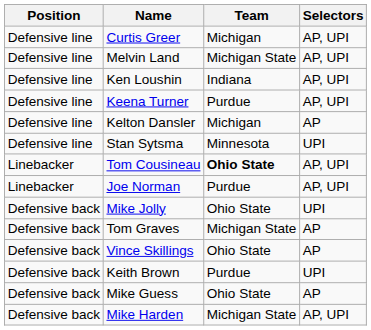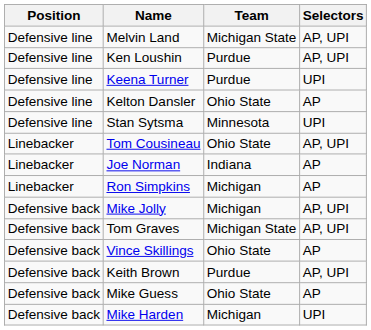- row: (143, 37)
(229, 80) Indiana -> (229, 58) Purdue
(326, 101) AP, UPI -> (314, 80) UPI
(234, 122) Michigan -> (239, 101) Ohio State
(241, 165) bold -> (239, 144) normal
(229, 187) Purdue -> (229, 165) Indiana
(326, 187) AP, UPI -> (312, 165) AP
+ row: (148, 187)
(239, 208) Ohio State -> (234, 208) Michigan
(314, 208) UPI -> (326, 208) AP, UPI
(312, 229) AP -> (326, 229) AP, UPI
(314, 272) UPI -> (326, 272) AP, UPI
(252, 315) Michigan State -> (234, 315) Michigan
(326, 315) AP, UPI -> (314, 315) UPI
